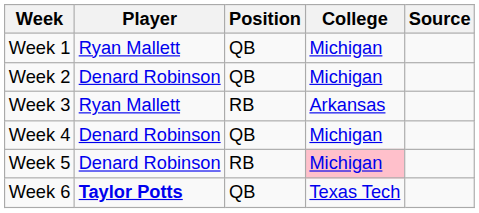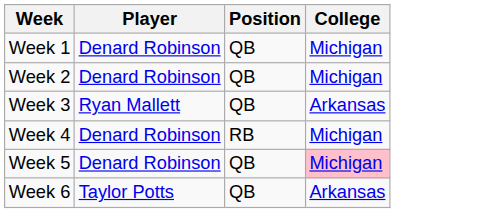- column: (440, 18)
(129, 47) Ryan Mallett -> (150, 47) Denard Robinson
(242, 105) RB -> (242, 105) QB
(242, 134) QB -> (242, 134) RB
(242, 163) RB -> (242, 163) QB
(131, 192) bold -> (126, 192) normal
(355, 192) Texas Tech -> (347, 192) Arkansas
